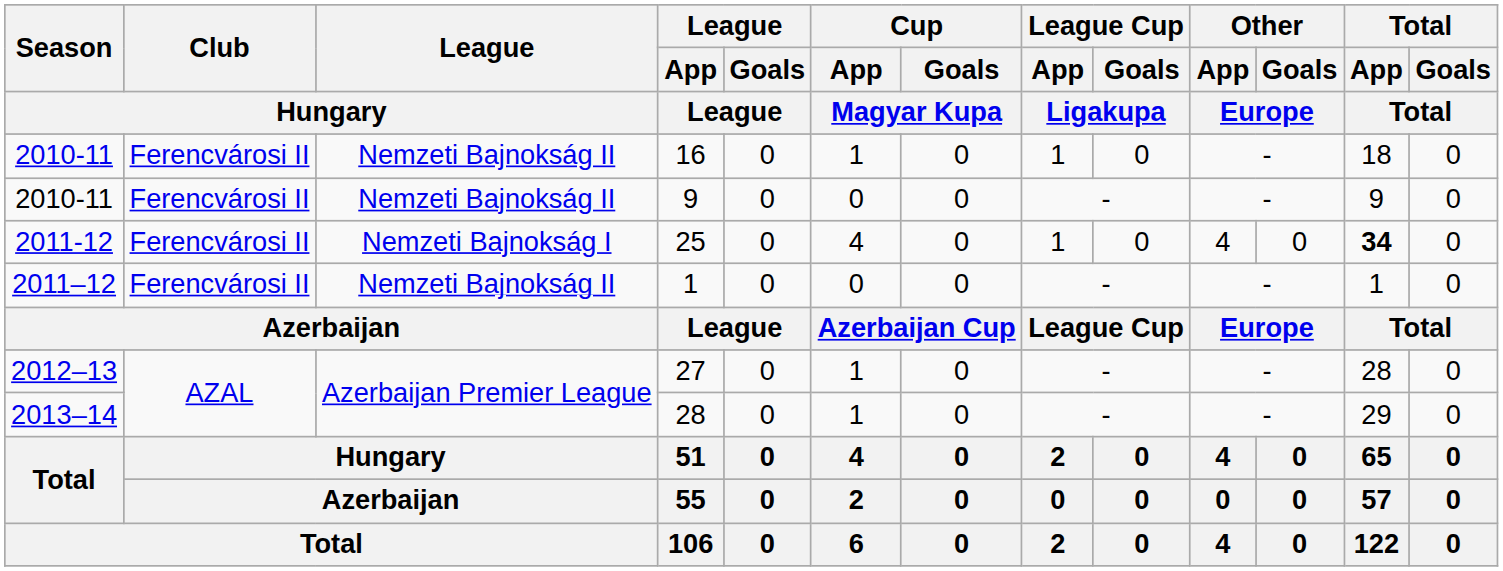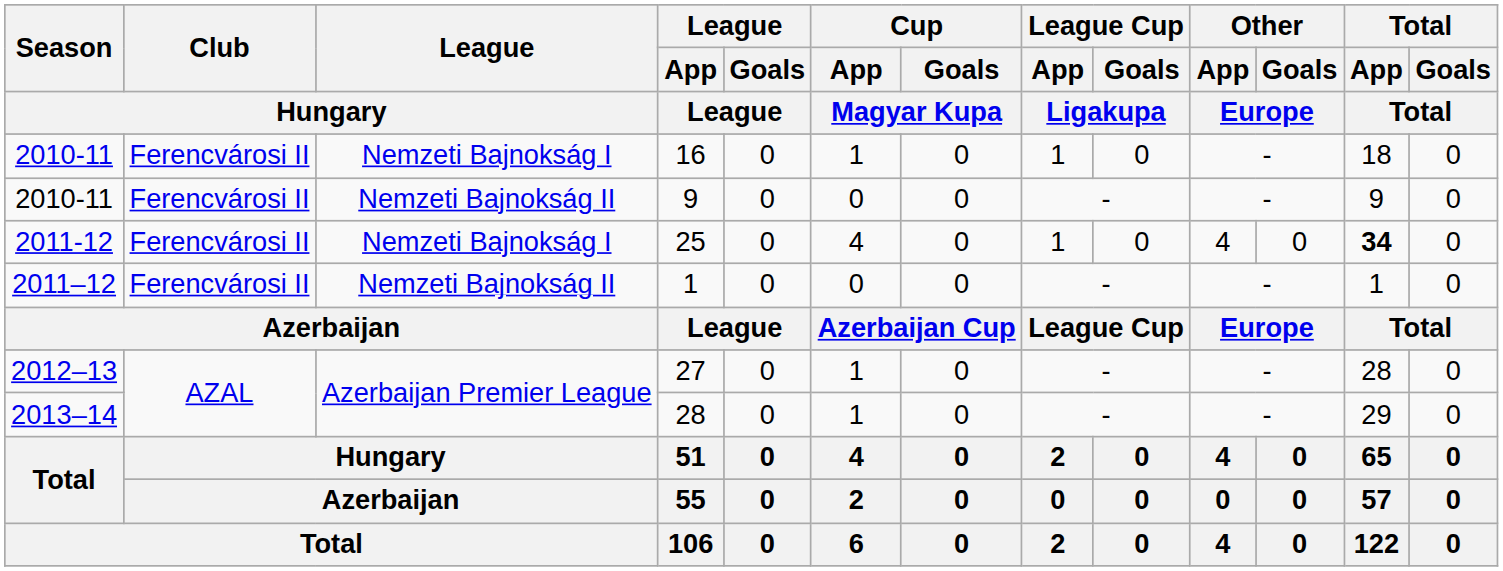(487, 155) Nemzeti Bajnokság II -> (487, 155) Nemzeti Bajnokság I
